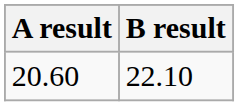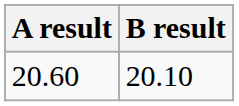(159, 75) 22.10 -> (159, 75) 20.10
